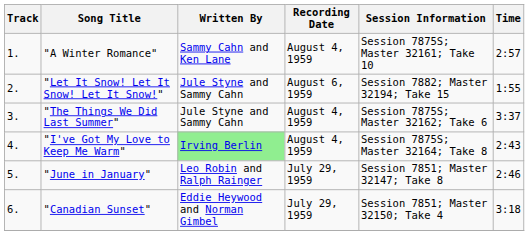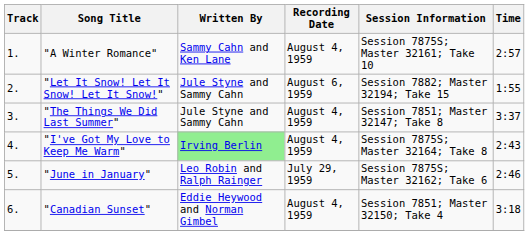(424, 118) Session 7875S; Master 32162; Take 6 -> (424, 118) Session 7851; Master 32147; Take 8
(424, 175) Session 7851; Master 32147; Take 8 -> (424, 175) Session 7875S; Master 32162; Take 6
(312, 210) July 29, 1959 -> (315, 210) August 4, 1959
